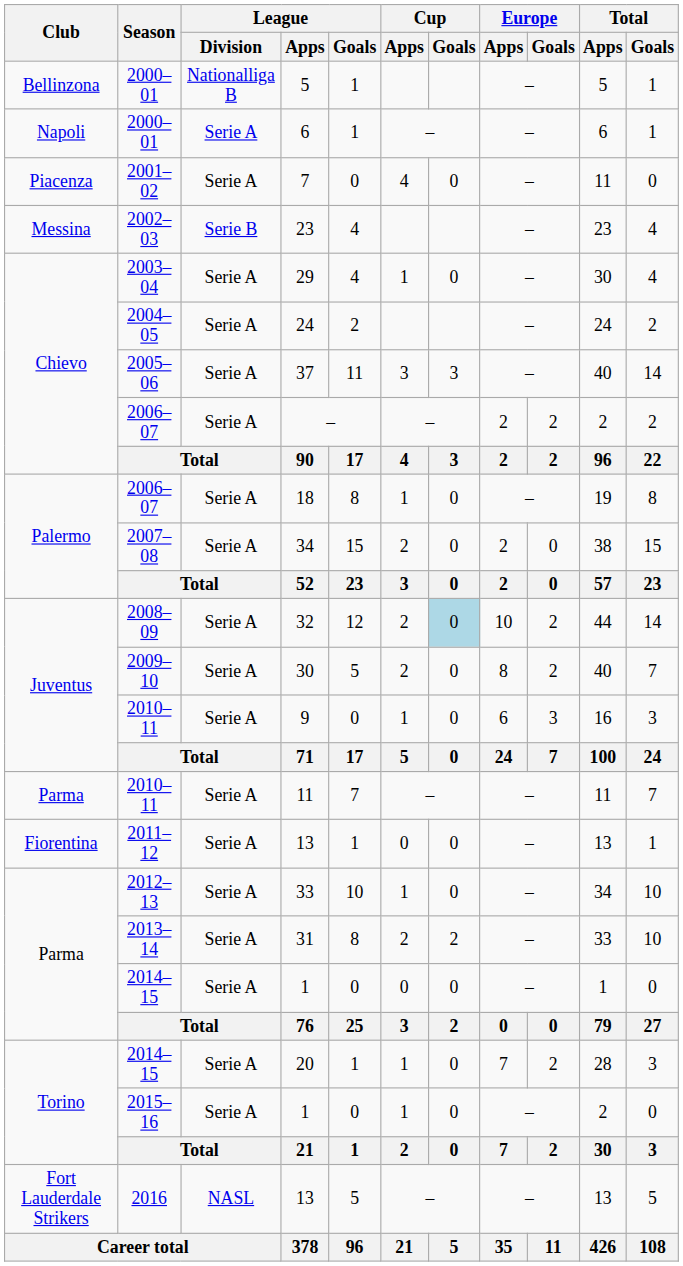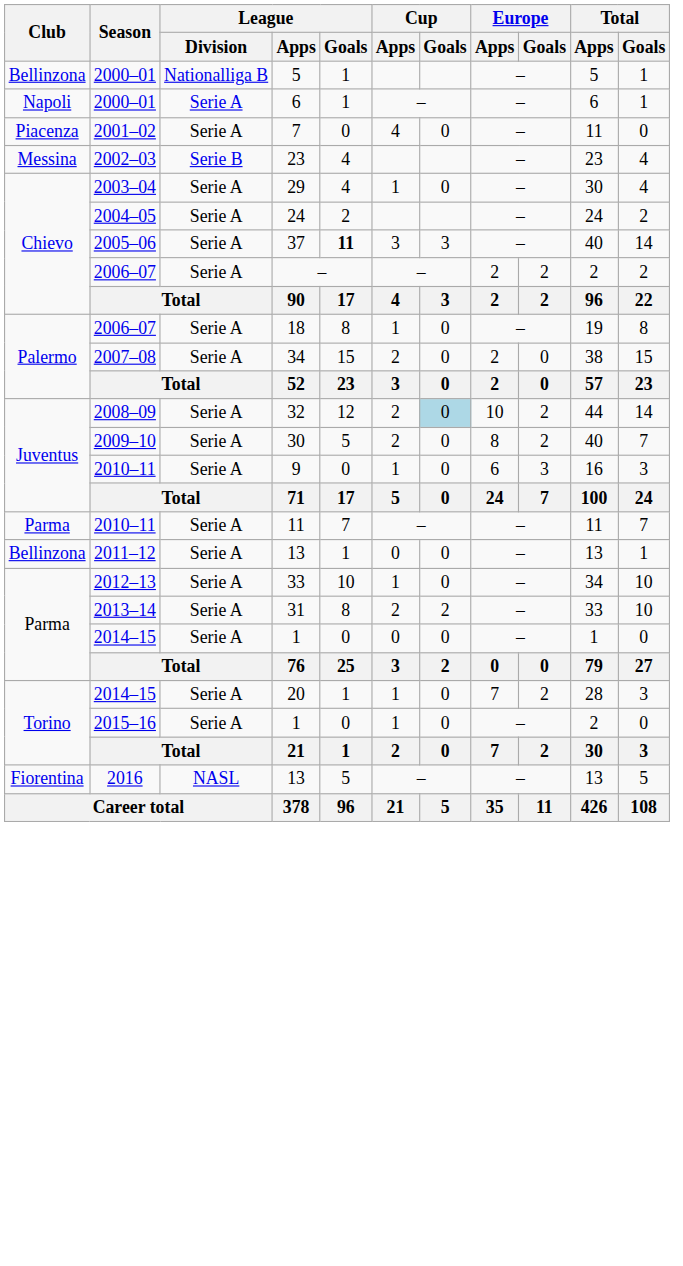(355, 373) normal -> (346, 243) bold
(61, 843) Fiorentina -> (47, 553) Bellinzona
(61, 1198) Fort Lauderdale Strikers -> (47, 779) Fiorentina
